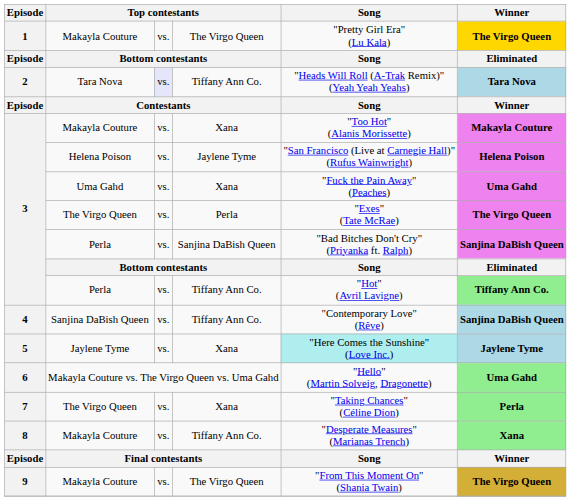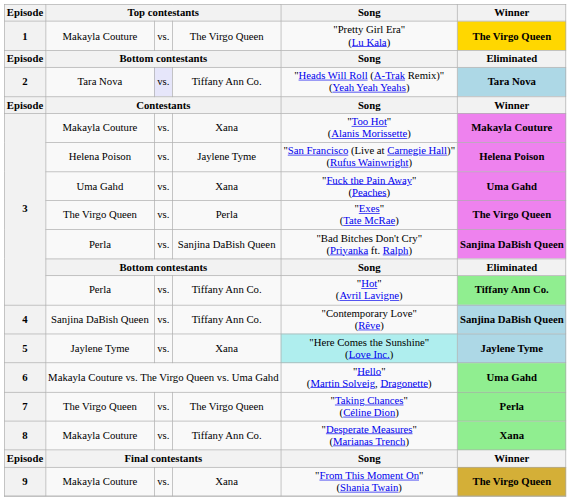(227, 406) Xana -> (227, 406) The Virgo Queen
(227, 481) The Virgo Queen -> (227, 481) Xana
